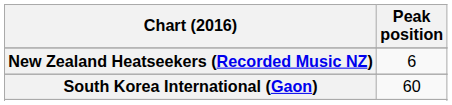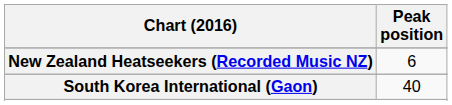(412, 86) 60 -> (412, 86) 40
